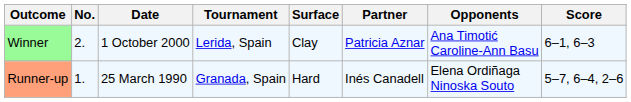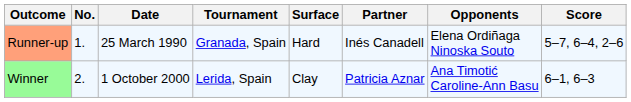rows swapped: (38, 78) <-> (28, 42)
